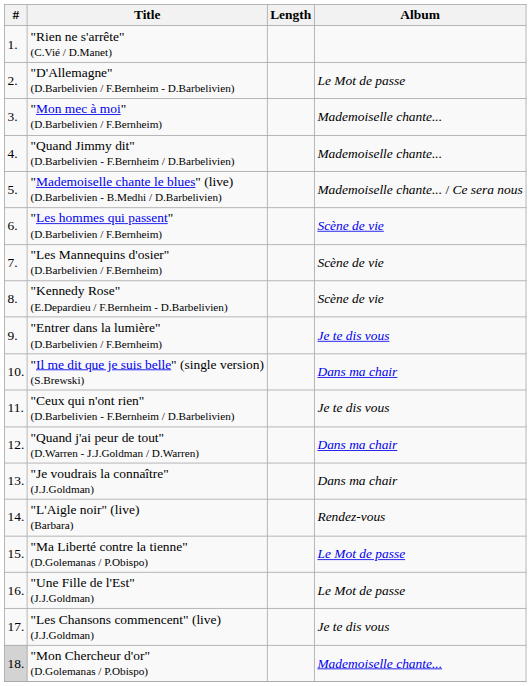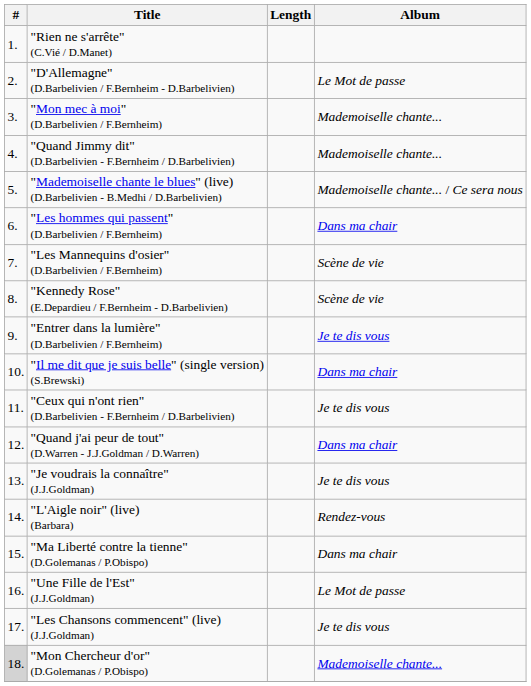(351, 226) Scène de vie -> (357, 226) Dans ma chair
(357, 481) Dans ma chair -> (353, 481) Je te dis vous
(361, 554) Le Mot de passe -> (357, 554) Dans ma chair
